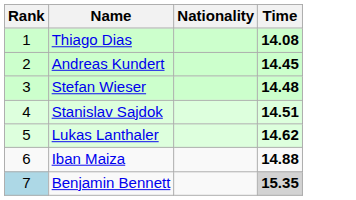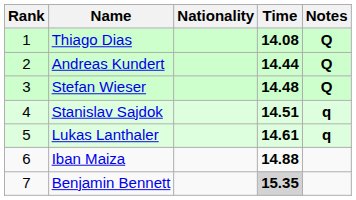+ column: (327, 16)
(280, 64) 14.45 -> (280, 64) 14.44
(280, 135) 14.62 -> (280, 135) 14.61
(26, 183) lightblue background -> (26, 183) no background
